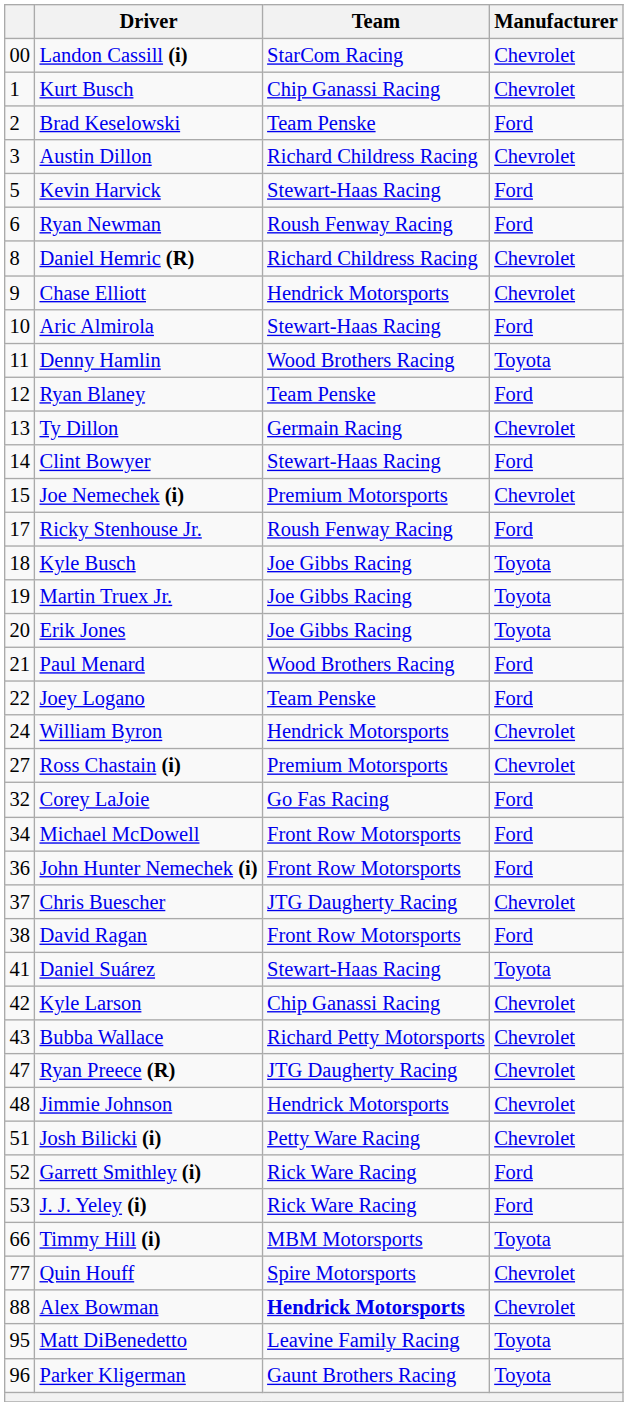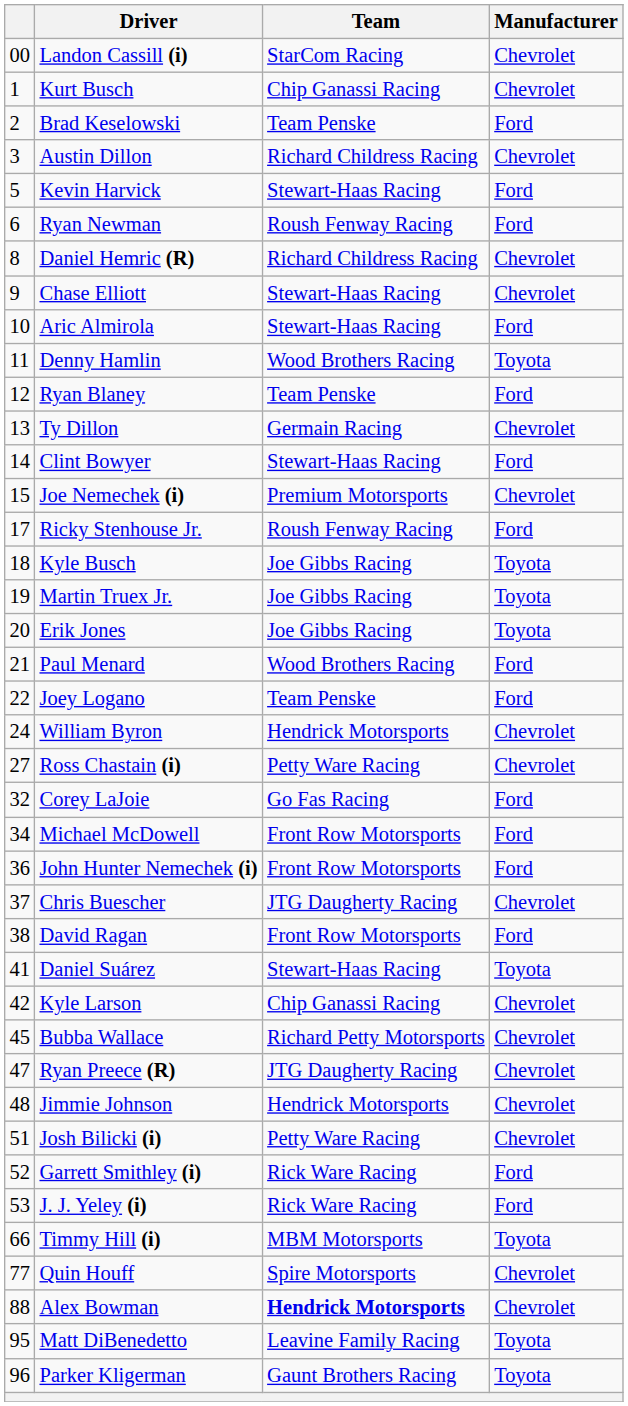(358, 292) Hendrick Motorsports -> (354, 292) Stewart-Haas Racing
(357, 765) Premium Motorsports -> (344, 765) Petty Ware Racing
(20, 1036) 43 -> (20, 1036) 45
